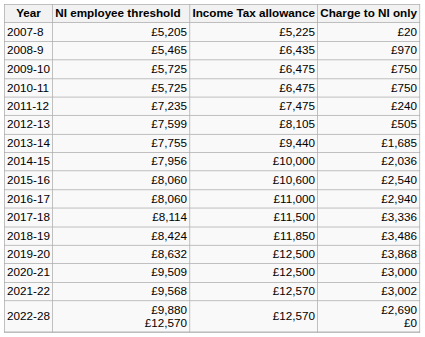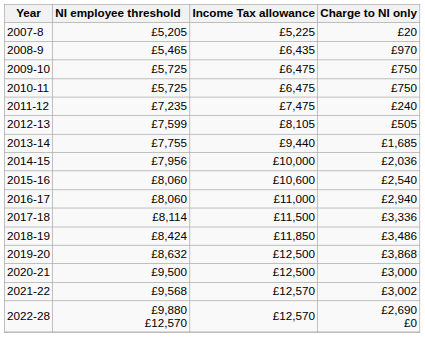(169, 273) £9,509 -> (169, 273) £9,500
